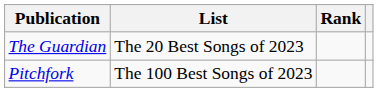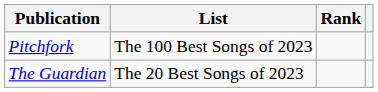rows swapped: (57, 45) <-> (41, 73)
